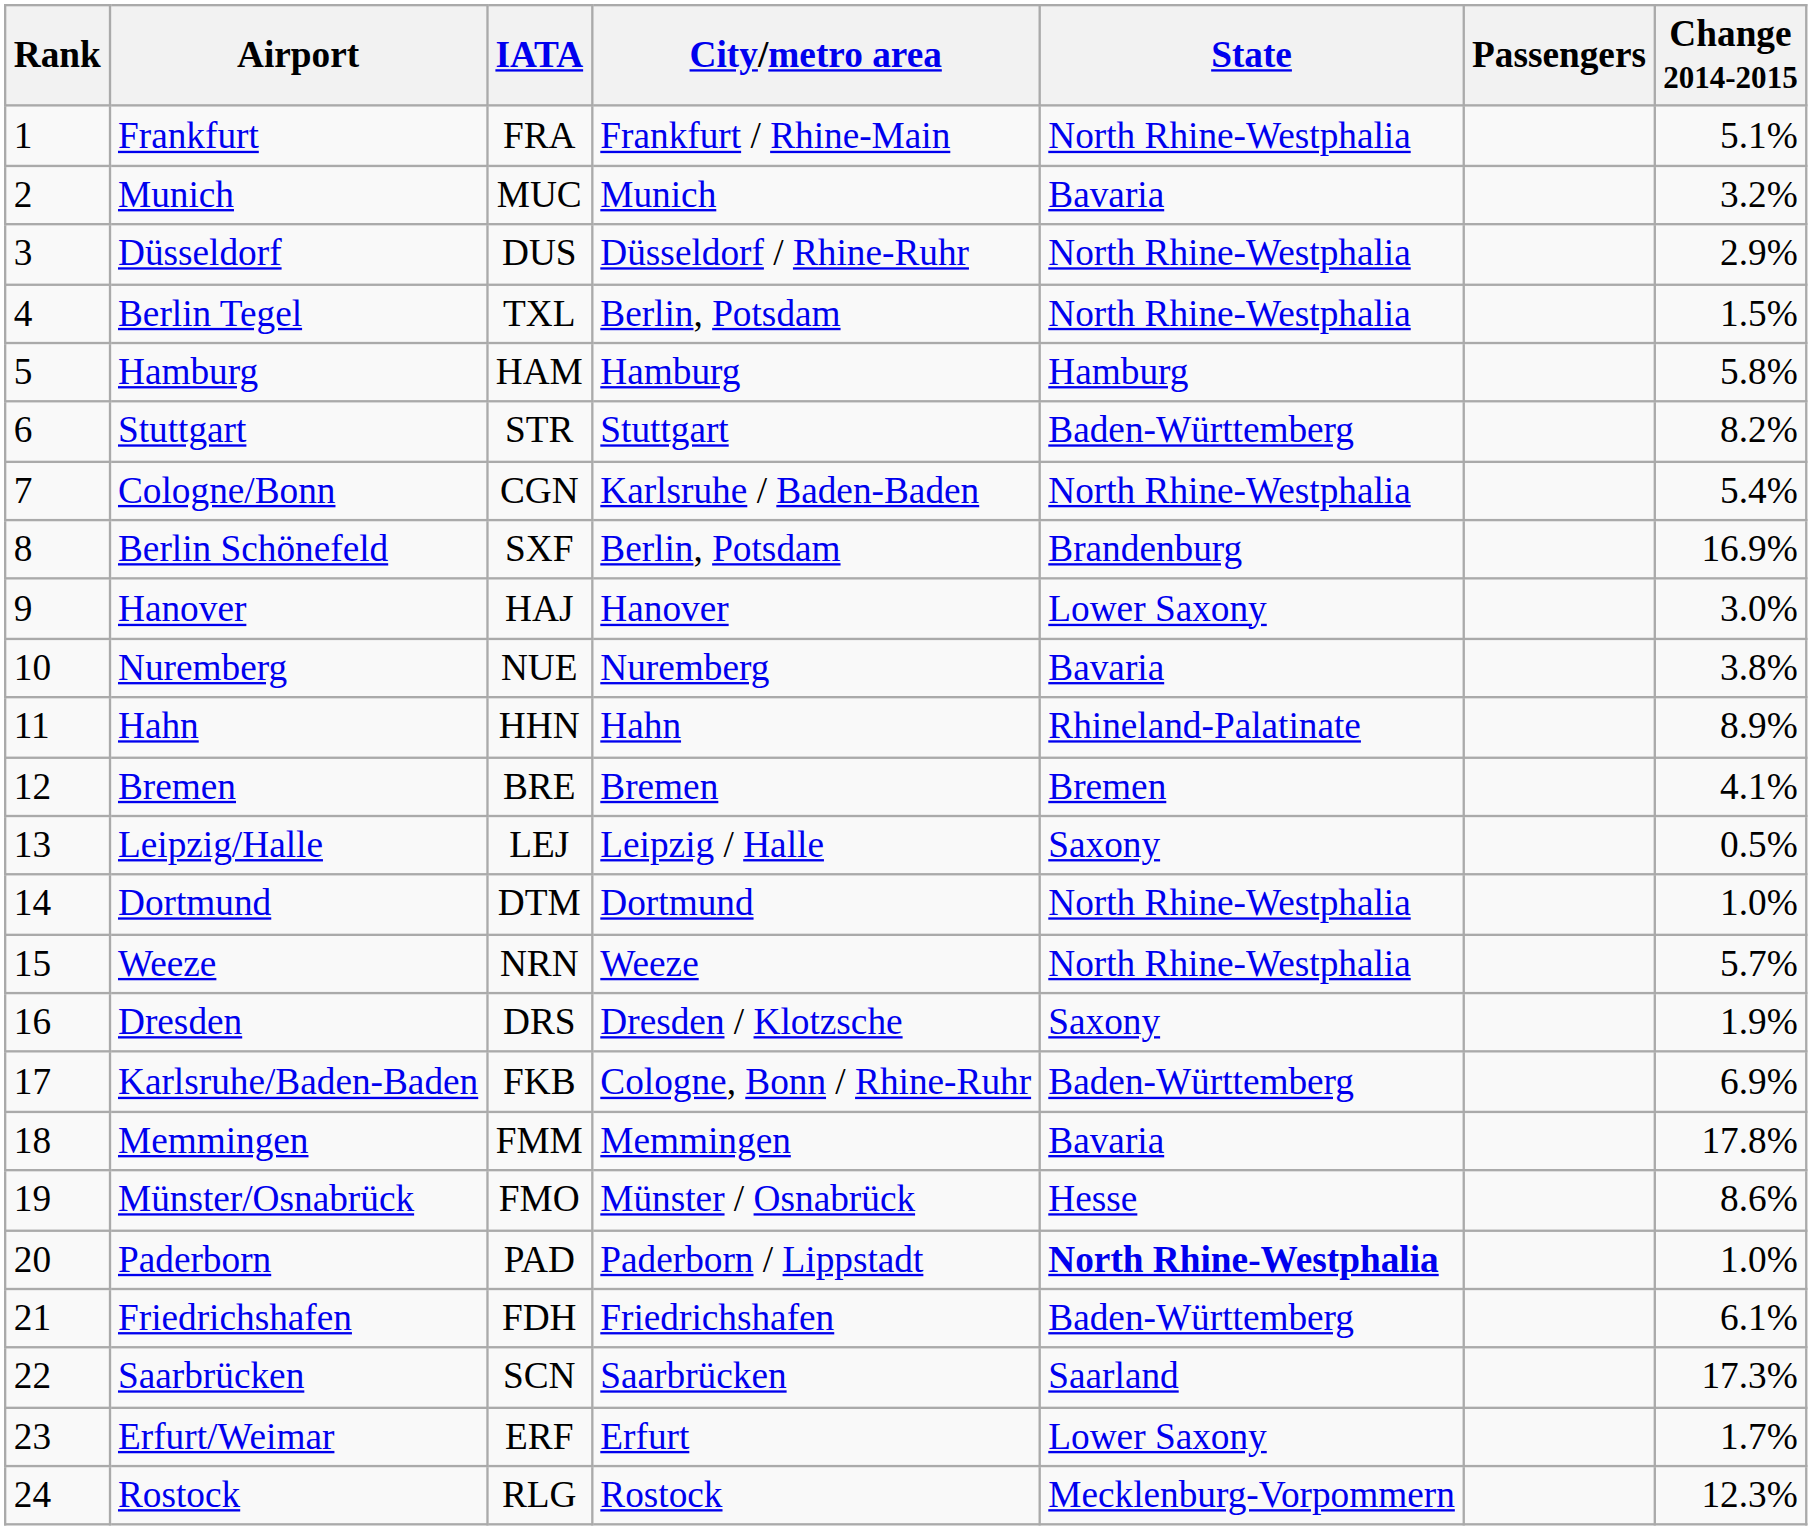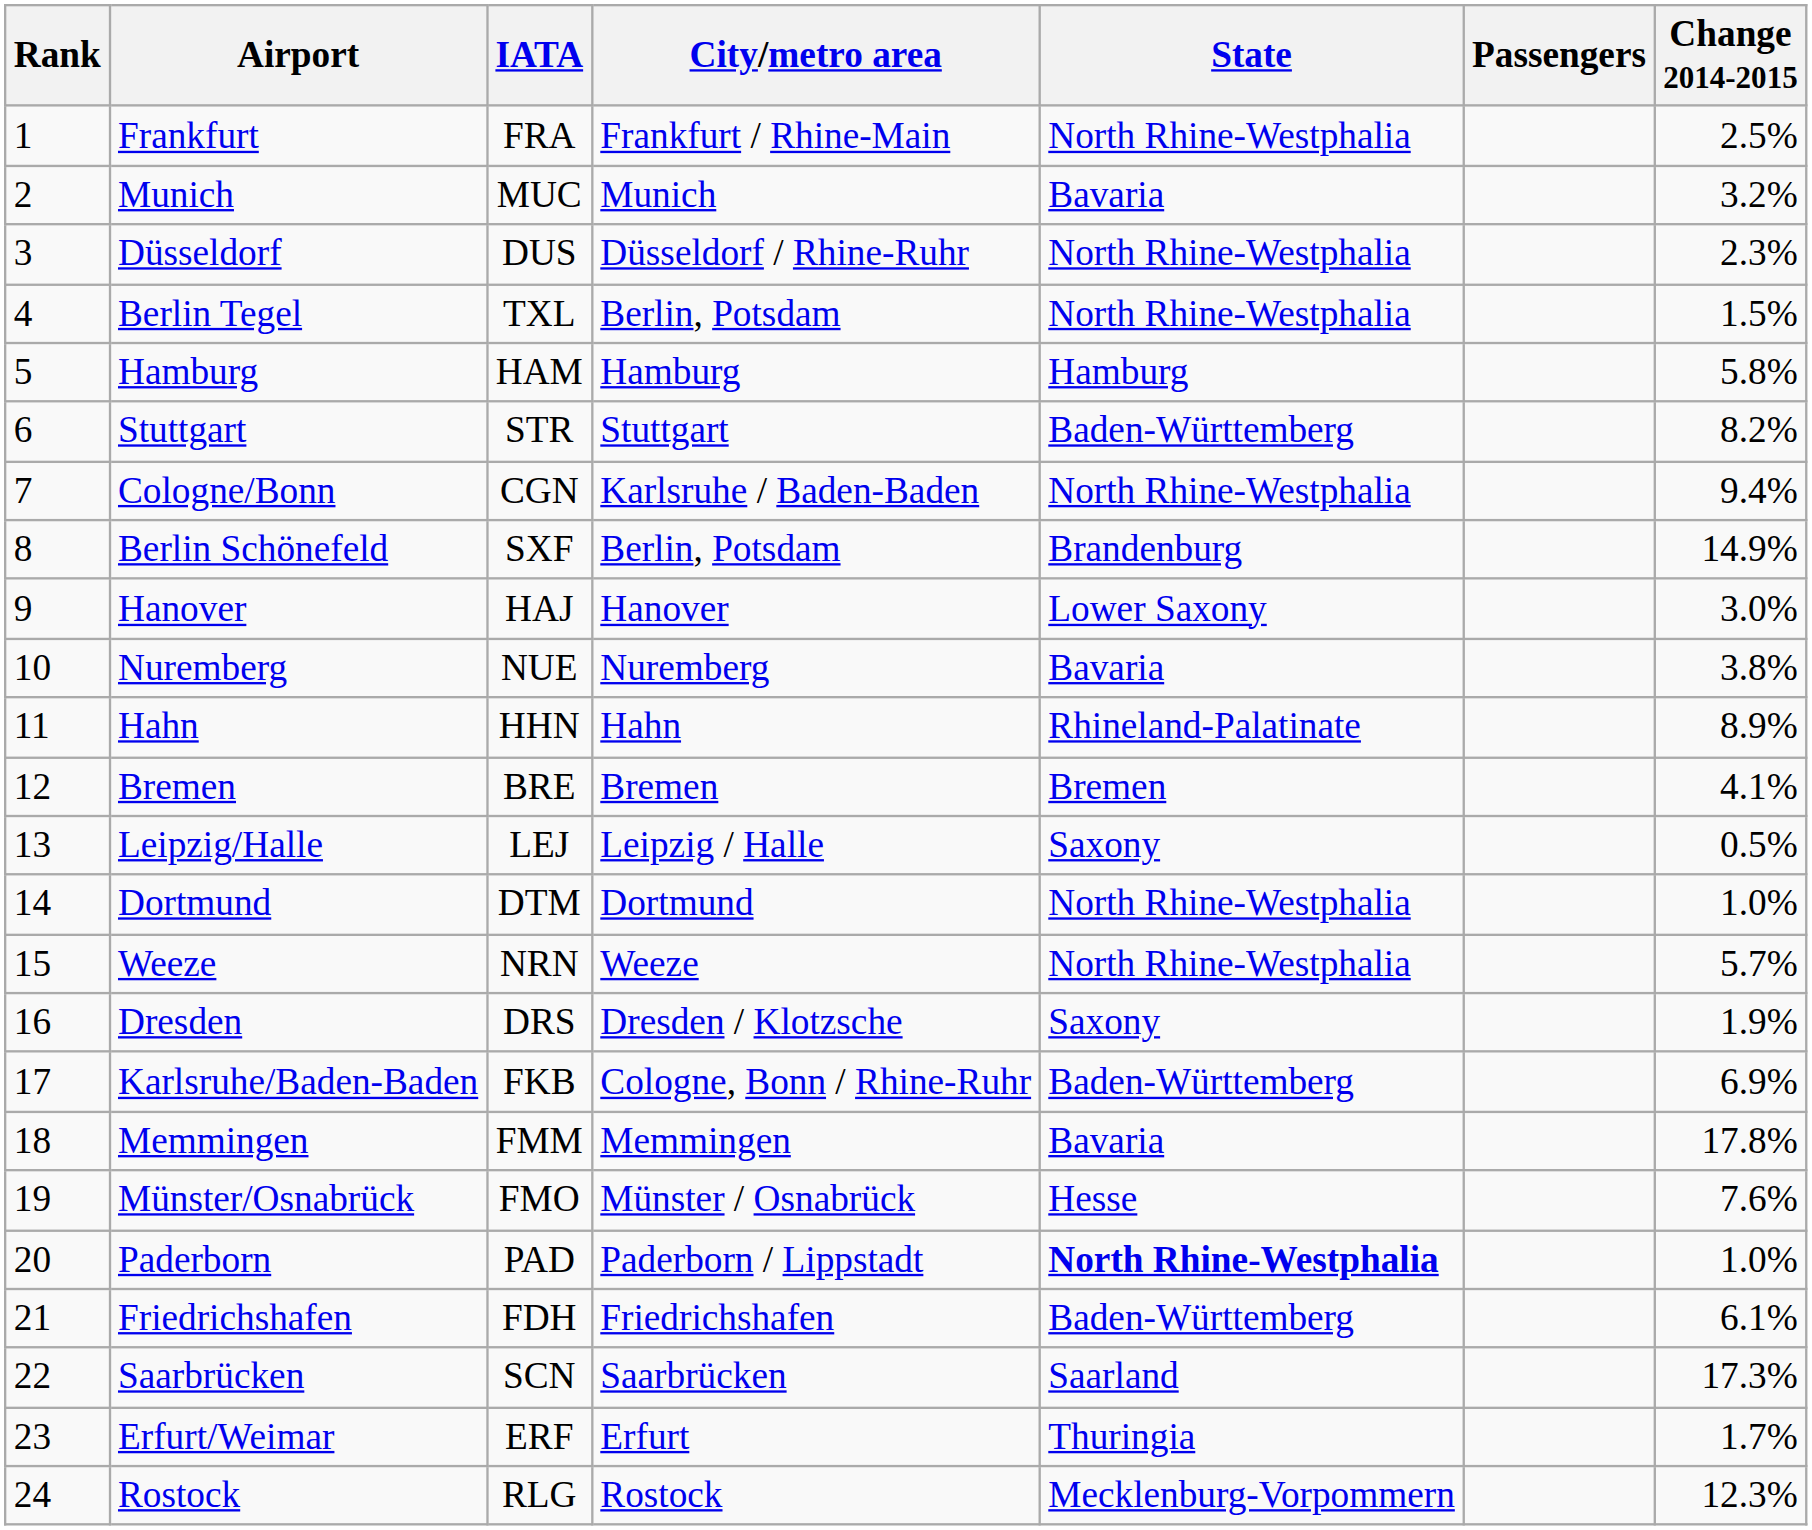(1759, 135) 5.1% -> (1759, 135) 2.5%
(1759, 253) 2.9% -> (1759, 253) 2.3%
(1759, 489) 5.4% -> (1759, 489) 9.4%
(1750, 548) 16.9% -> (1750, 548) 14.9%
(1759, 1199) 8.6% -> (1759, 1199) 7.6%
(1158, 1435) Lower Saxony -> (1122, 1435) Thuringia
